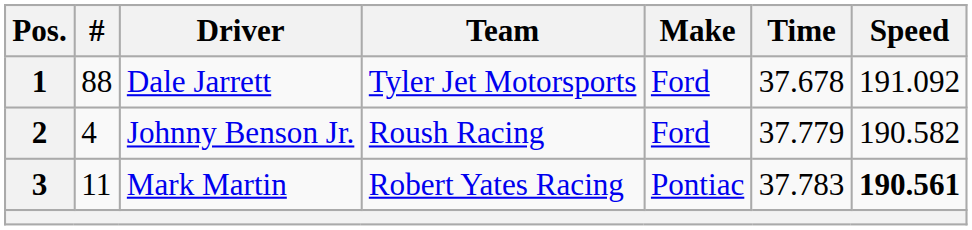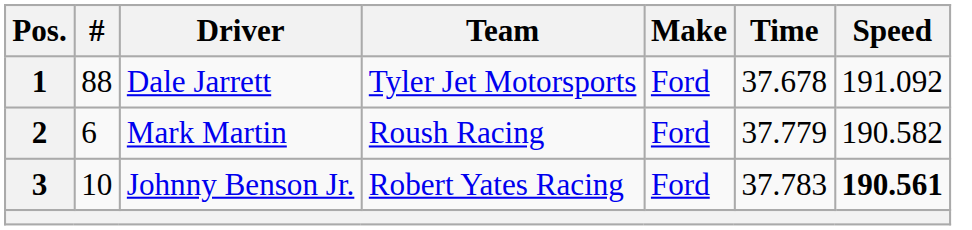(89, 133) 4 -> (89, 133) 6
(241, 133) Johnny Benson Jr. -> (207, 133) Mark Martin
(96, 184) 11 -> (97, 184) 10
(207, 184) Mark Martin -> (241, 184) Johnny Benson Jr.
(698, 184) Pontiac -> (680, 184) Ford
